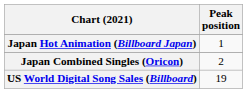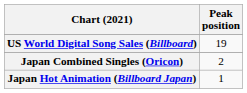rows swapped: (102, 43) <-> (102, 79)
